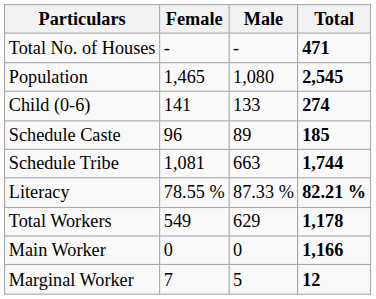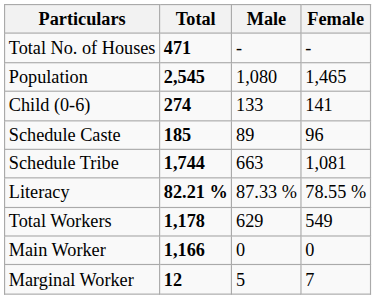columns swapped: (334, 18) <-> (194, 18)
